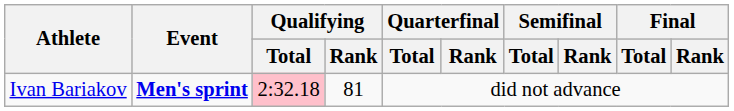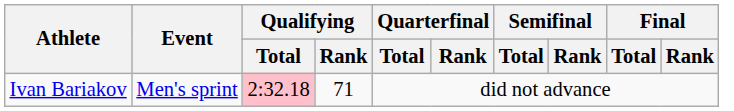(192, 89) bold -> (187, 89) normal
(353, 89) 81 -> (343, 89) 71
